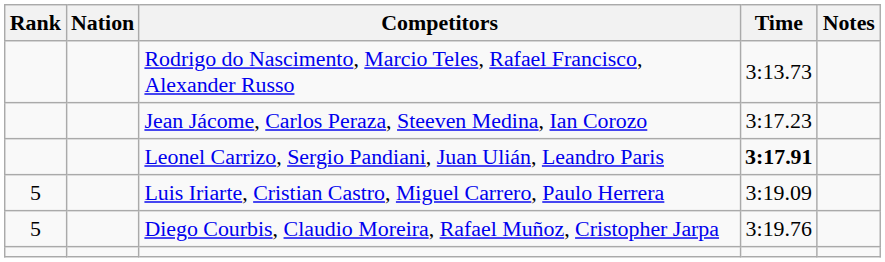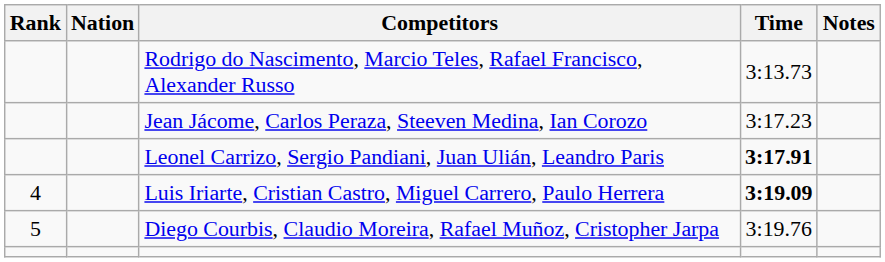(35, 193) 5 -> (35, 193) 4
(779, 193) normal -> (779, 193) bold
